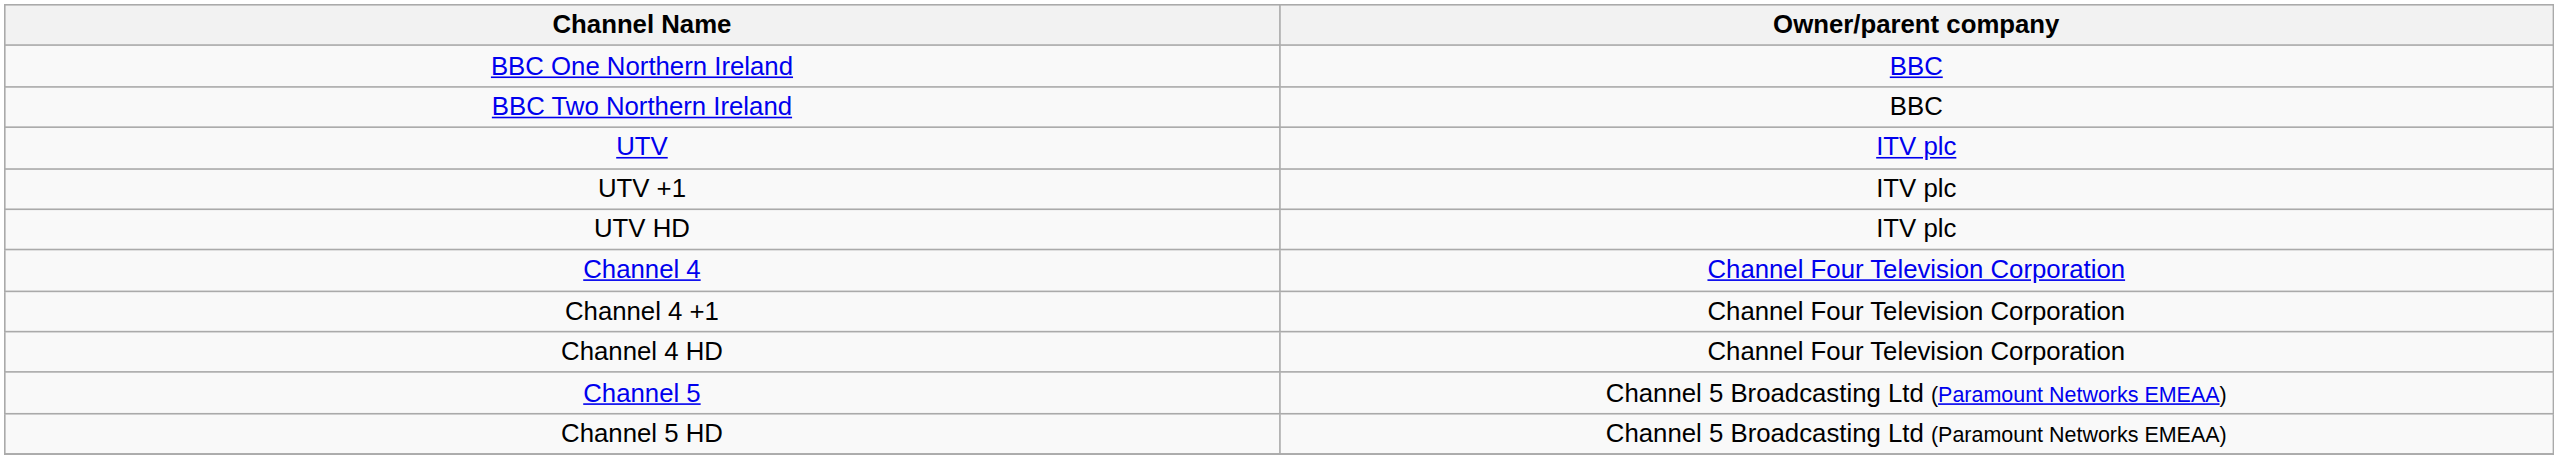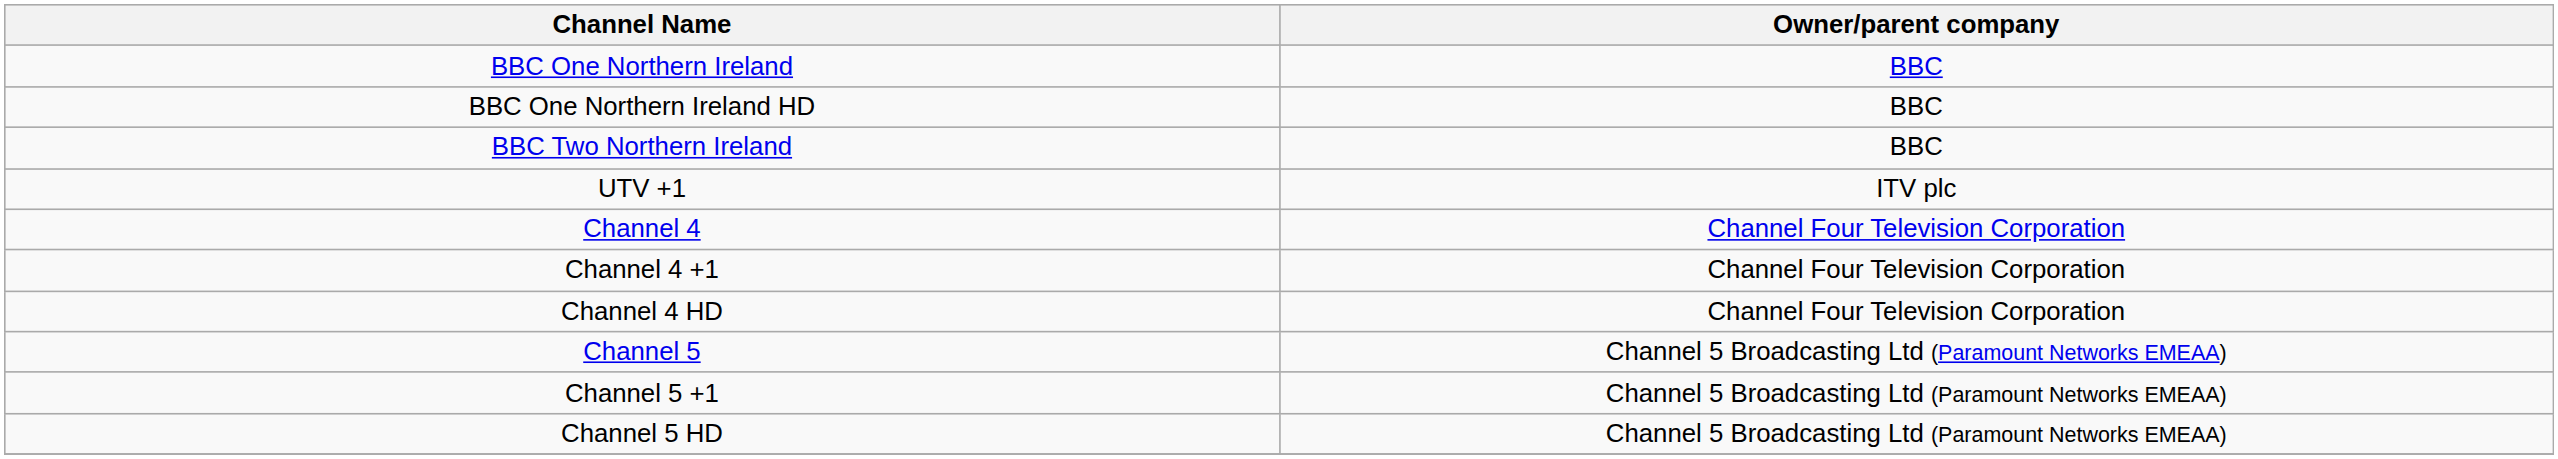+ row: (642, 106)
- row: (642, 147)
- row: (642, 229)
+ row: (642, 392)
